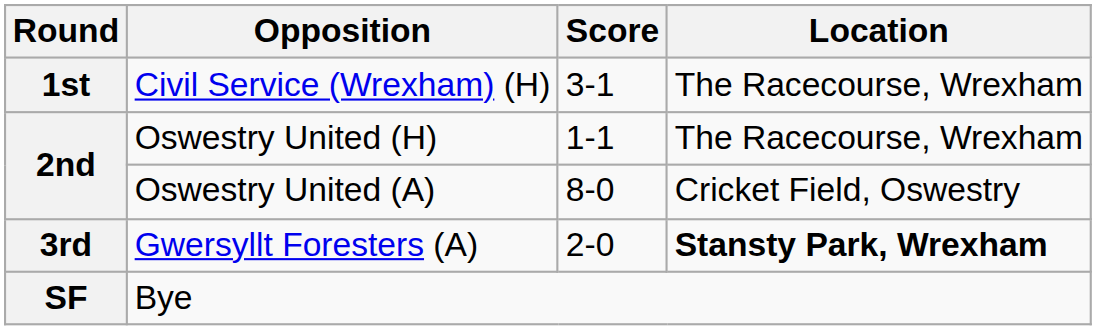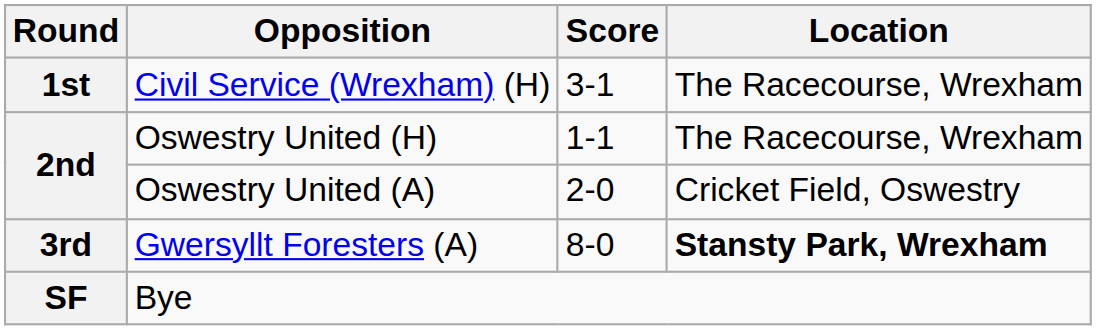(590, 191) 8-0 -> (590, 191) 2-0
(590, 244) 2-0 -> (590, 244) 8-0
